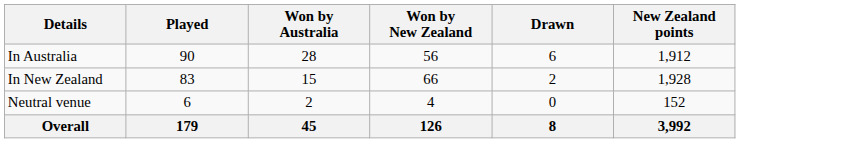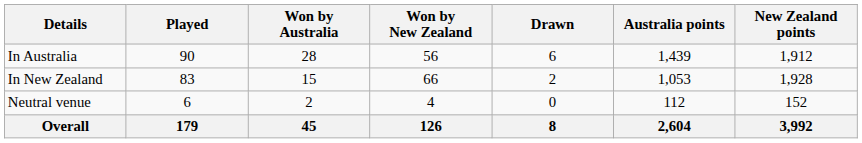+ column: (674, 24)
